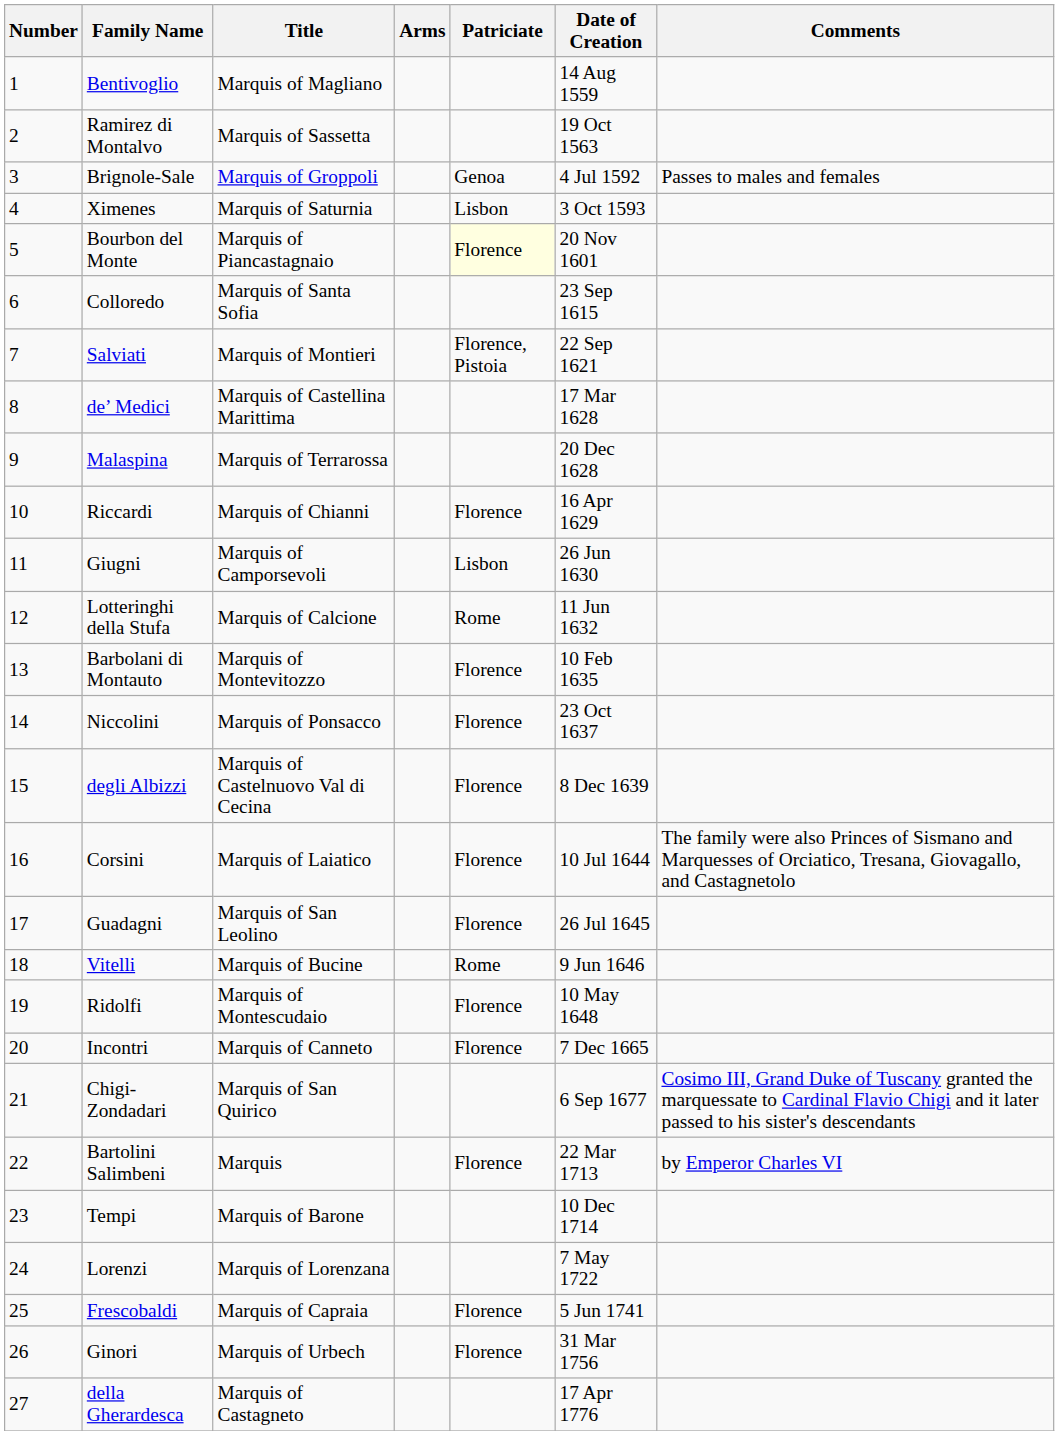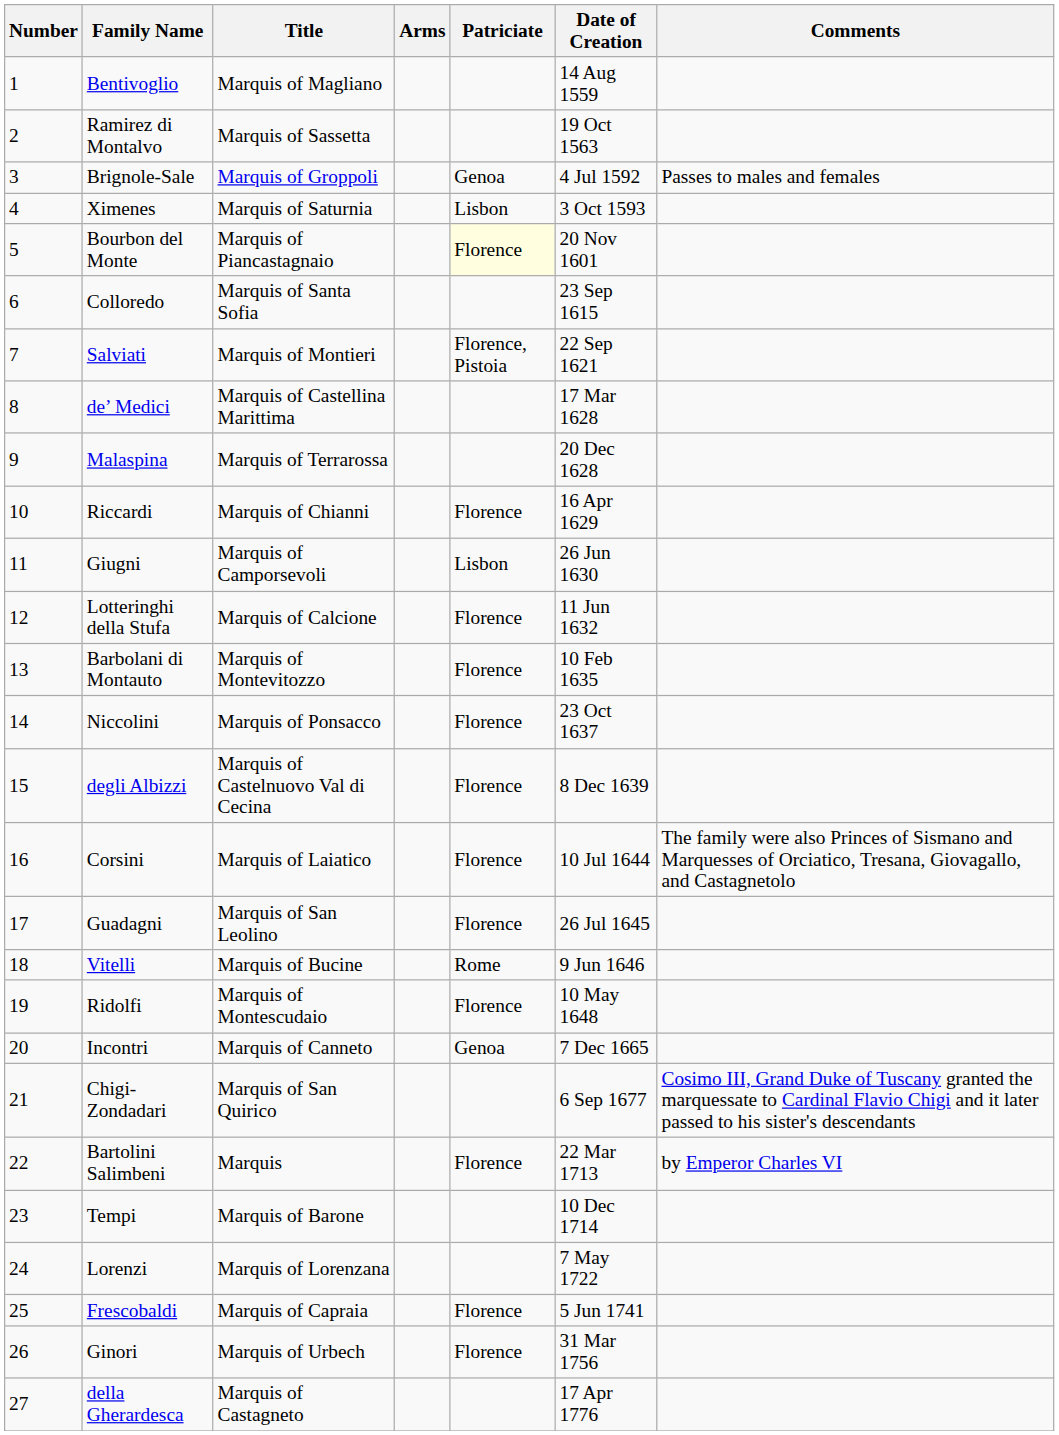(477, 616) Rome -> (488, 616) Florence
(488, 1047) Florence -> (480, 1047) Genoa
